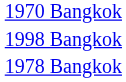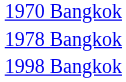rows swapped: (63, 66) <-> (63, 39)
